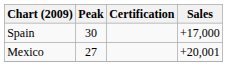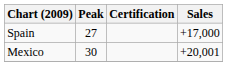(91, 33) 30 -> (91, 33) 27
(91, 52) 27 -> (91, 52) 30
